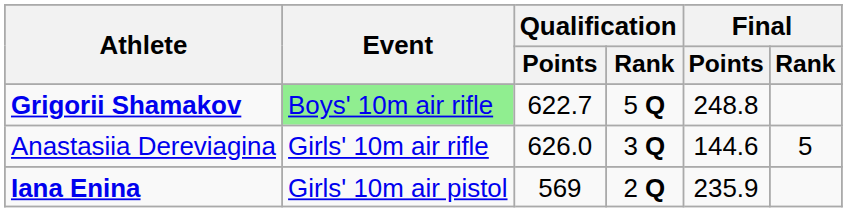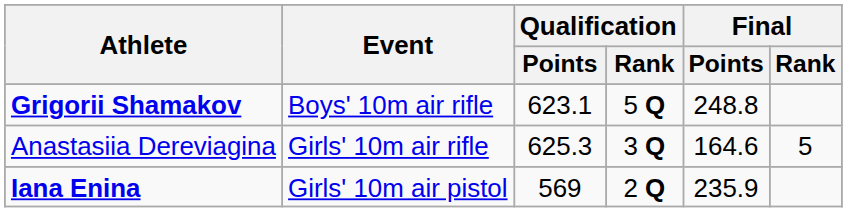(391, 105) lightgreen background -> (391, 105) no background
(560, 105) 622.7 -> (560, 105) 623.1
(560, 146) 626.0 -> (560, 146) 625.3
(726, 146) 144.6 -> (726, 146) 164.6
